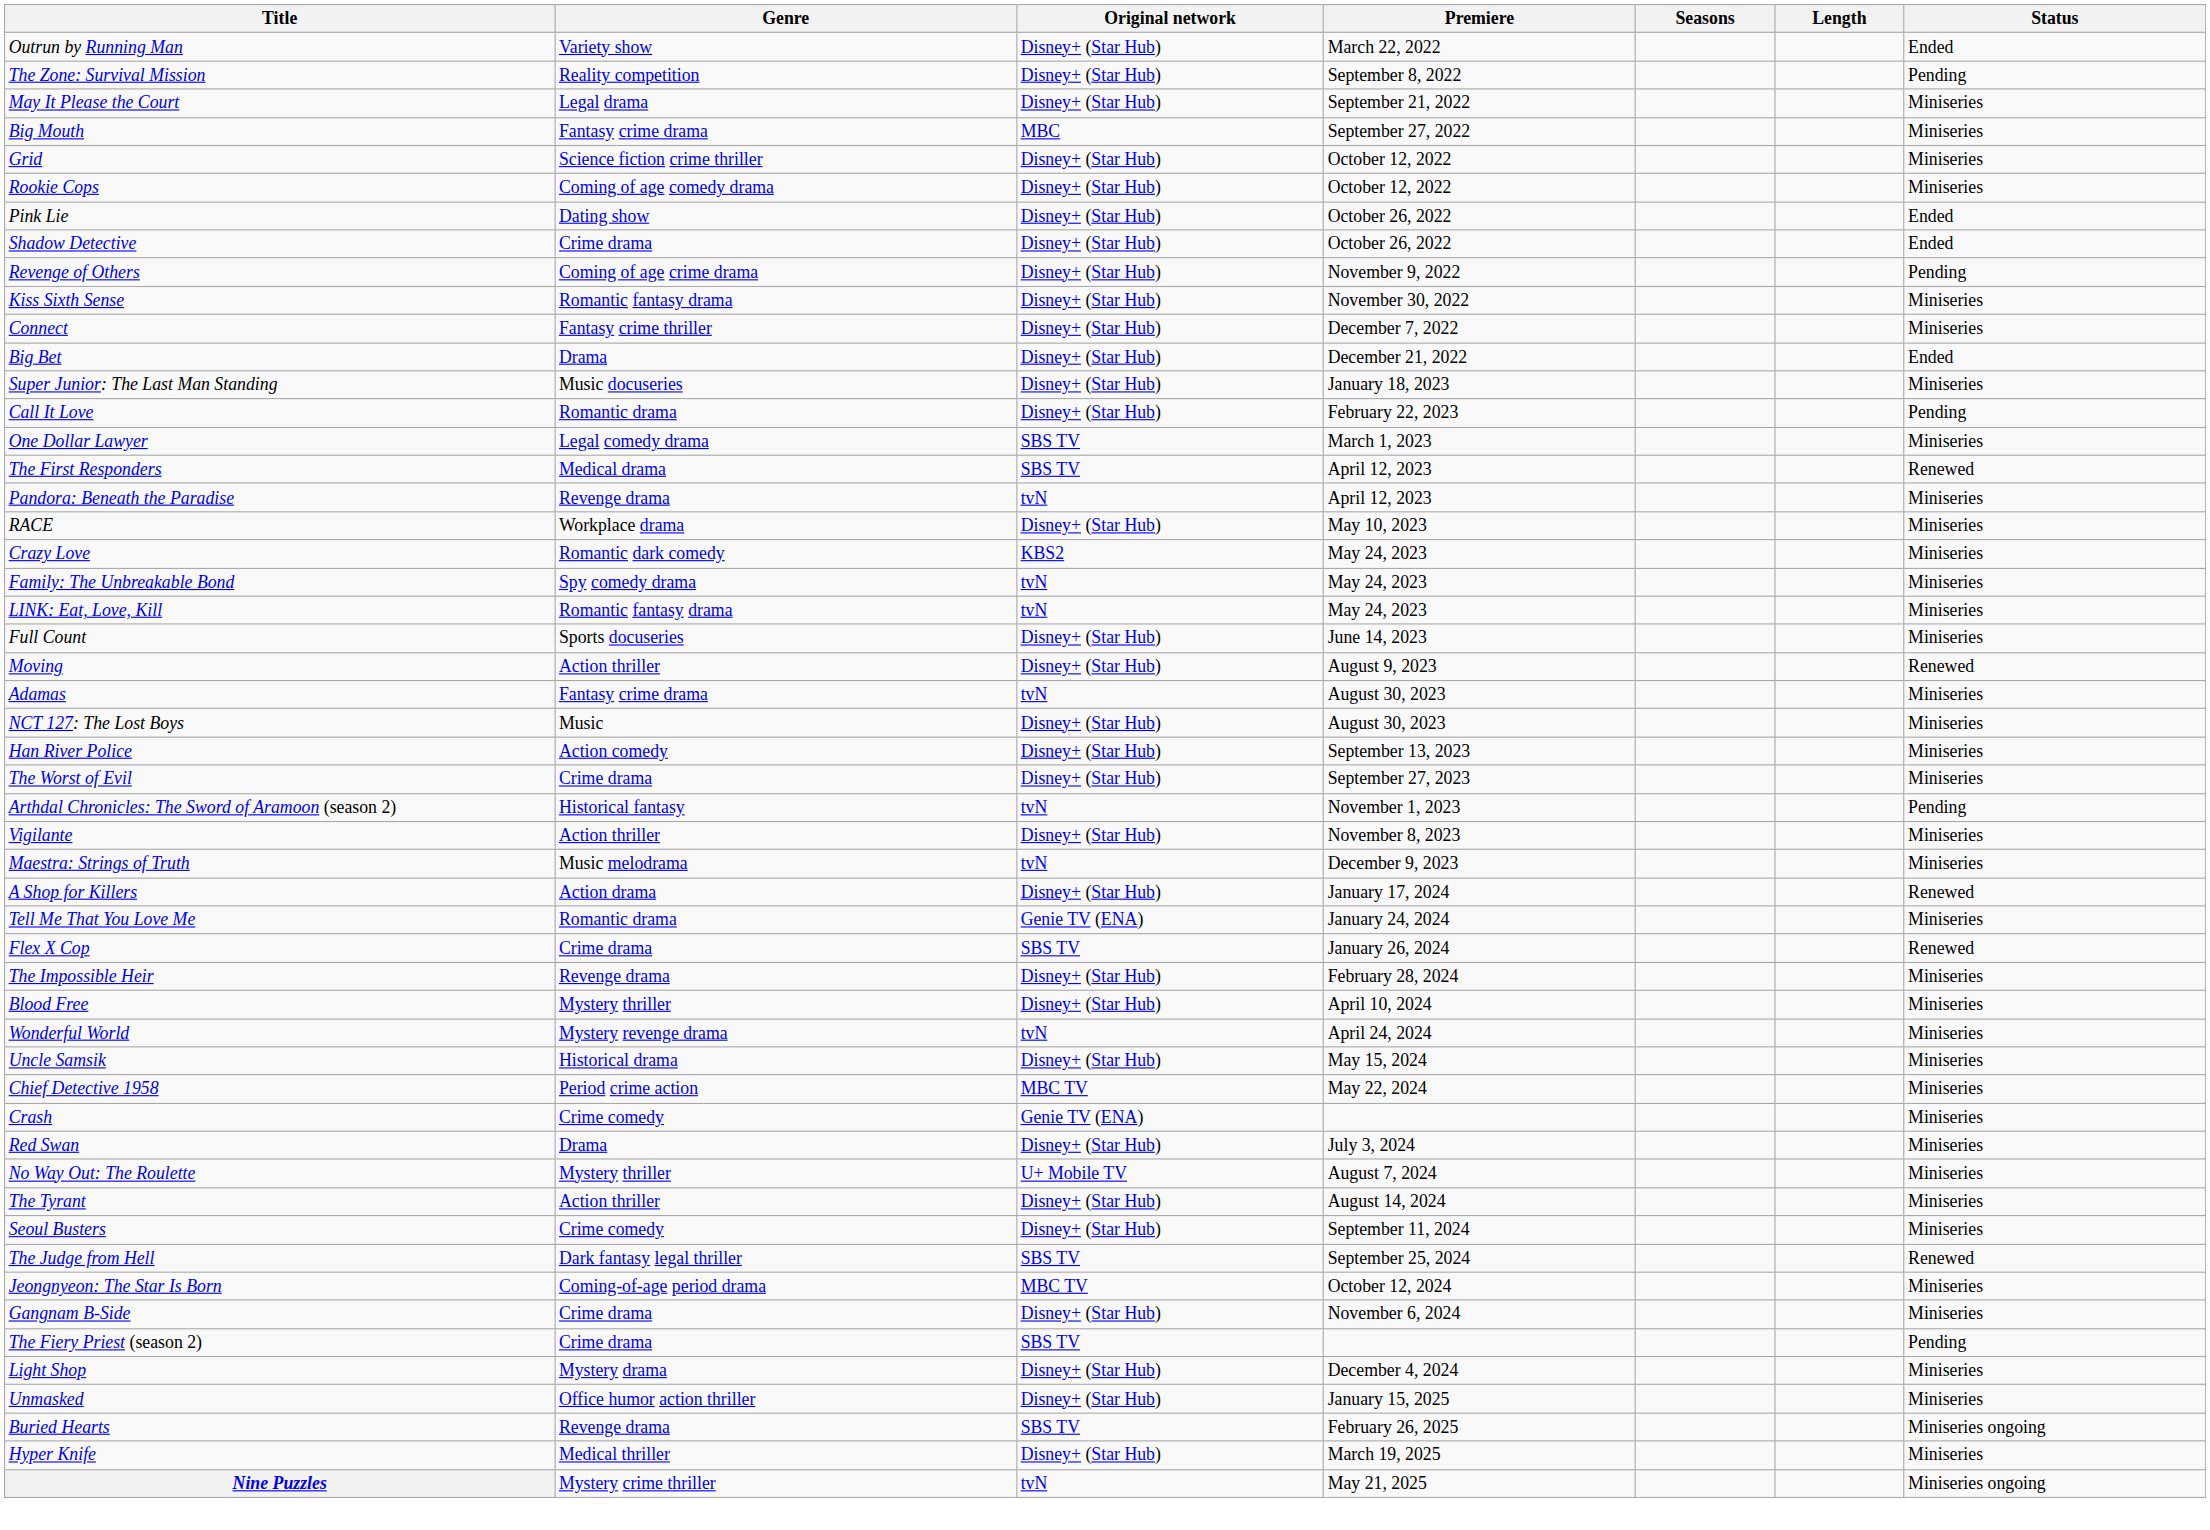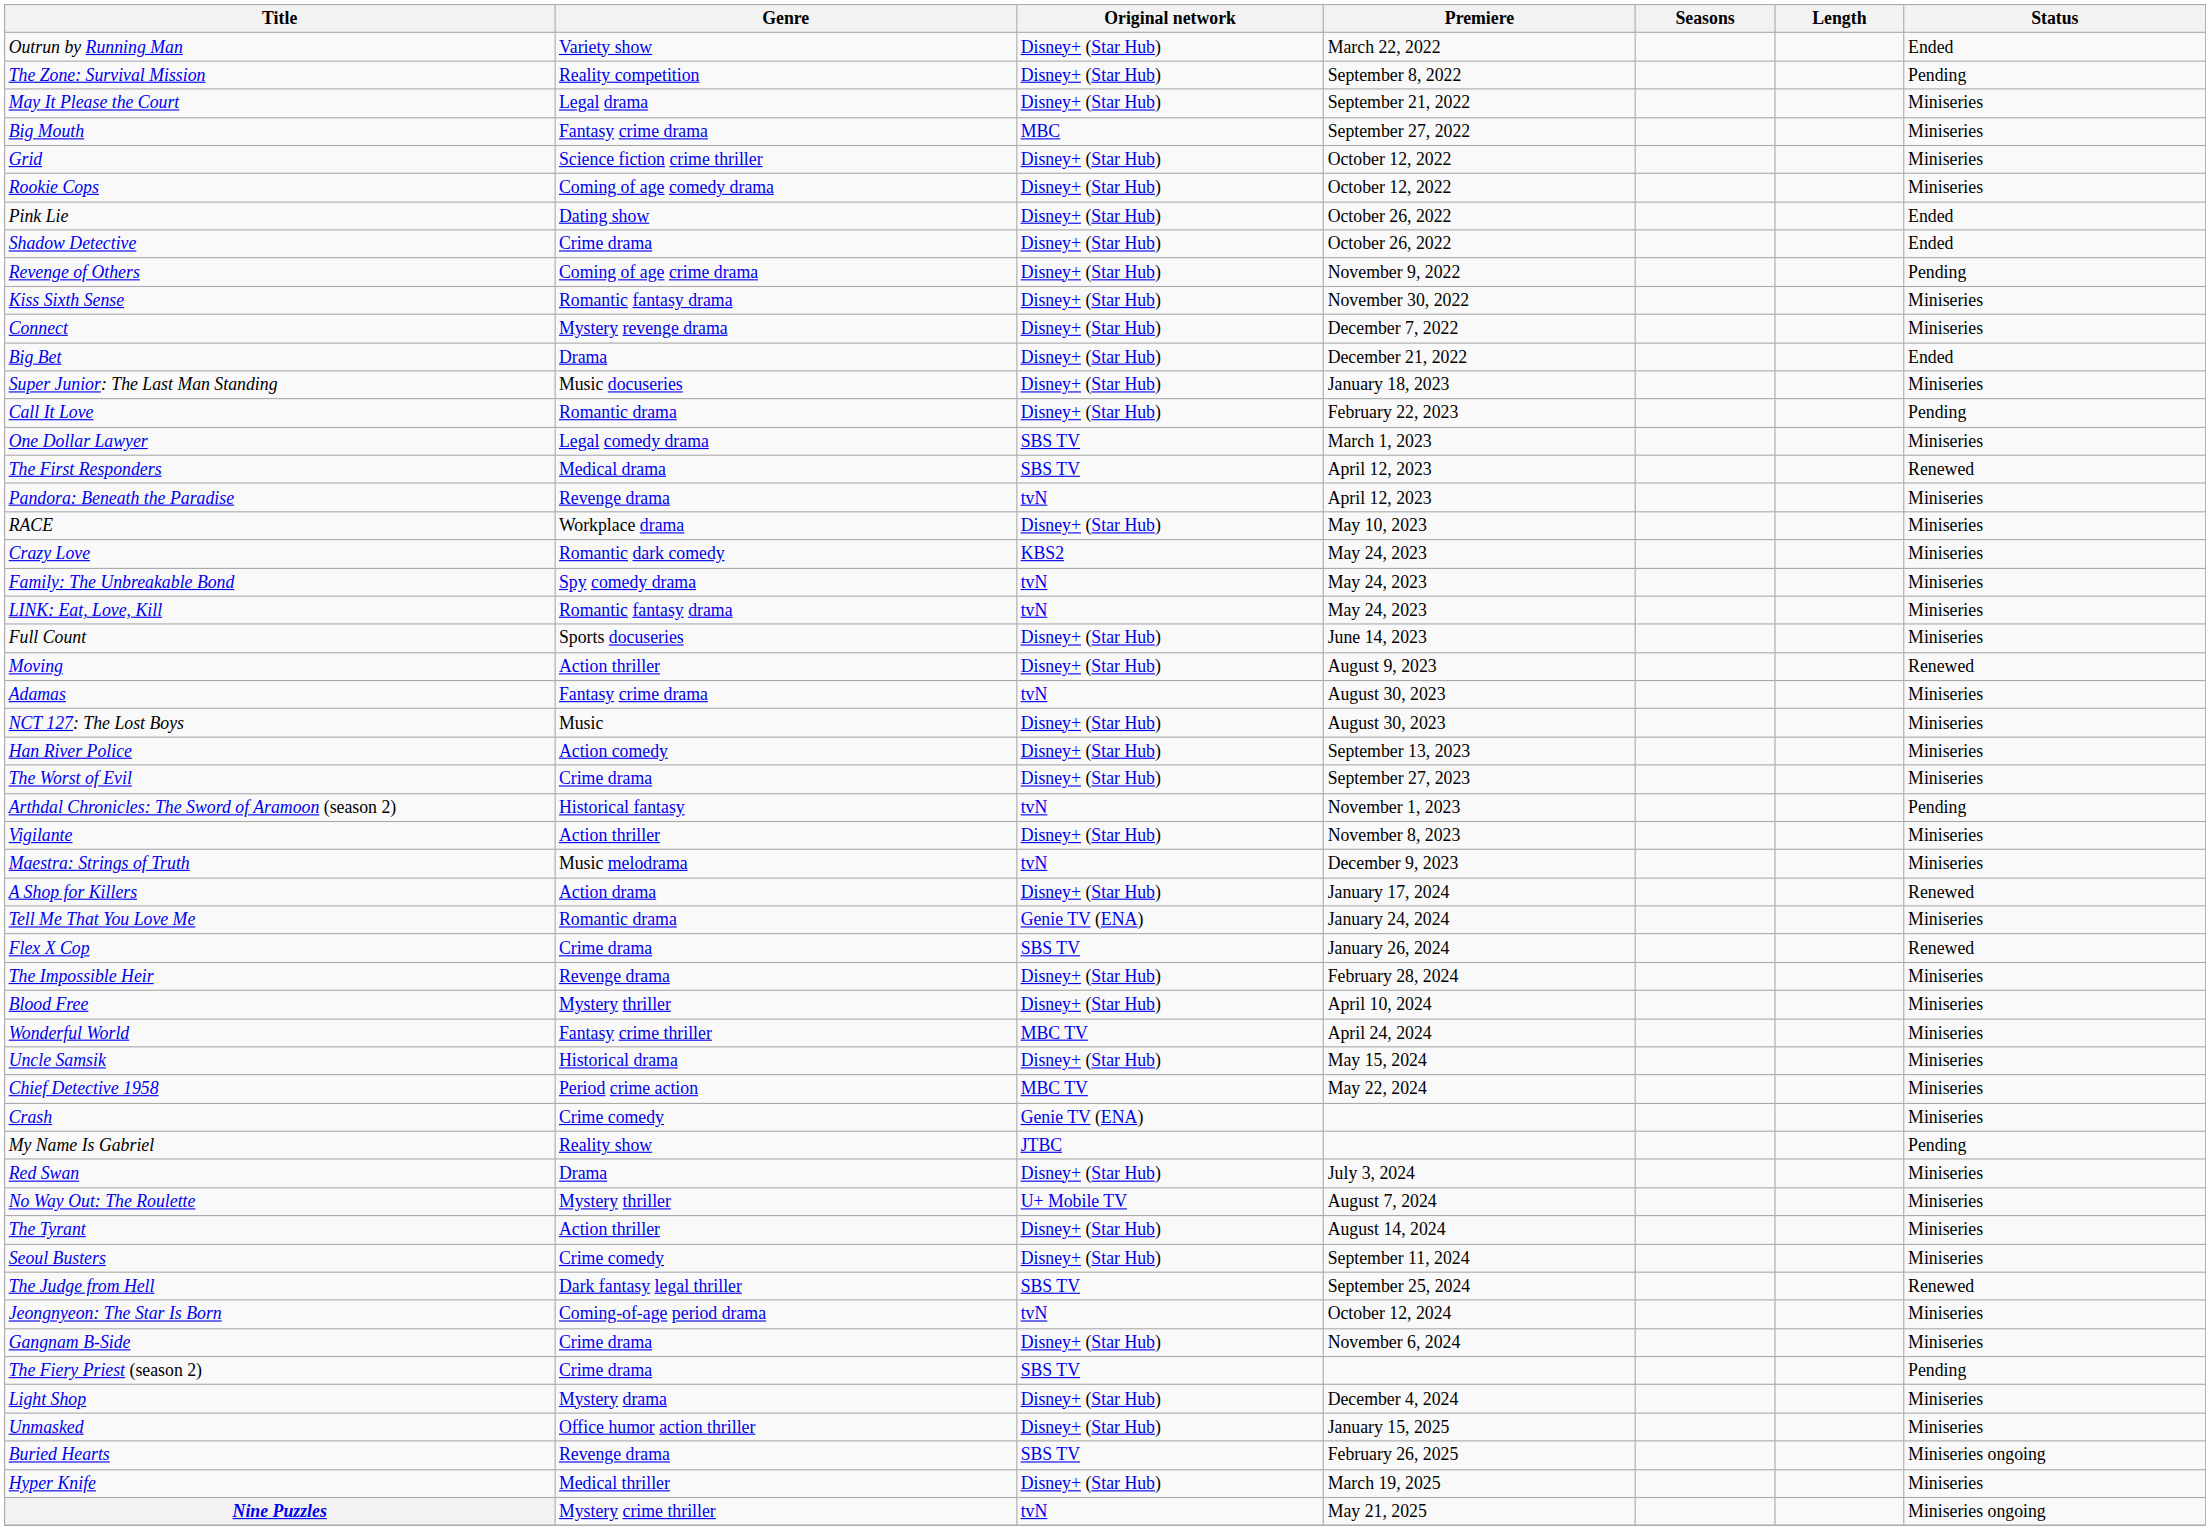(635, 328) Fantasy crime thriller -> (643, 328) Mystery revenge drama
(643, 1032) Mystery revenge drama -> (635, 1032) Fantasy crime thriller
(1034, 1032) tvN -> (1054, 1032) MBC TV
+ row: (81, 1145)
(1054, 1286) MBC TV -> (1034, 1314) tvN
